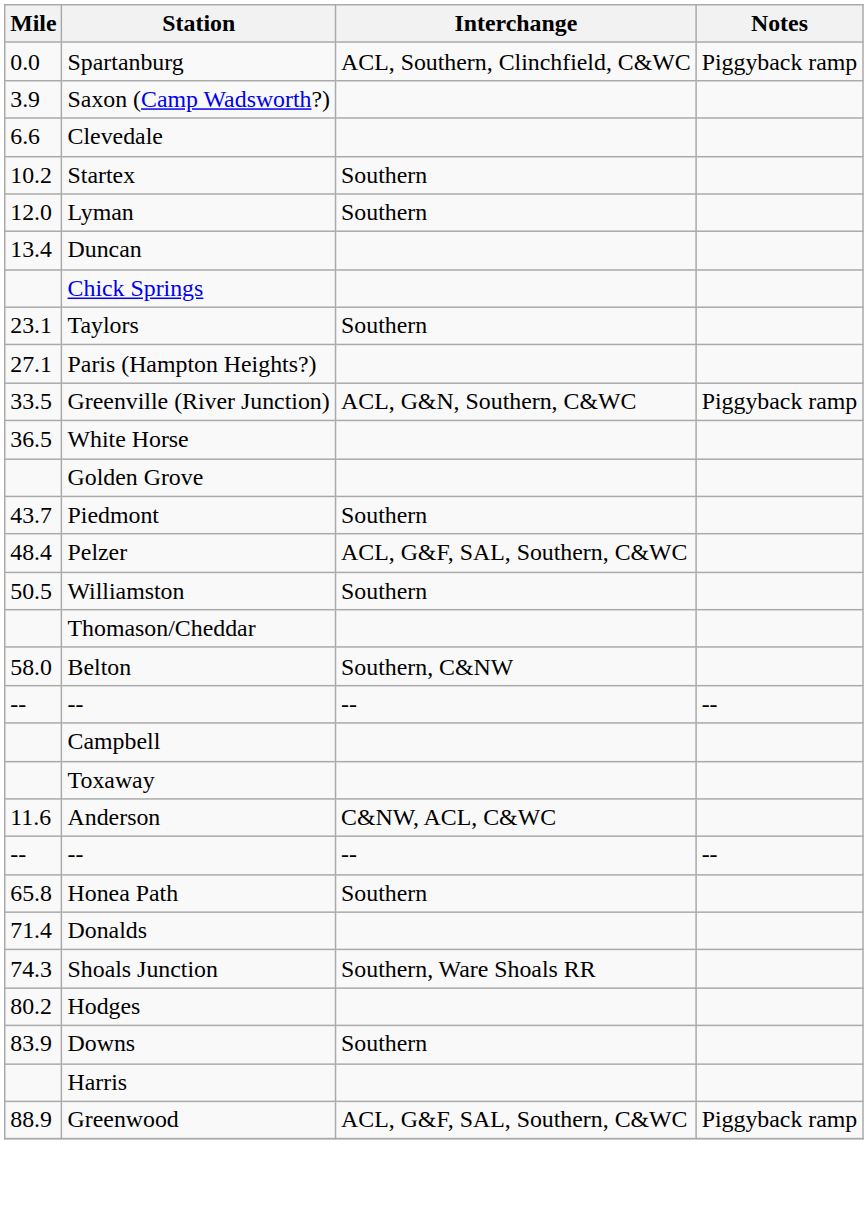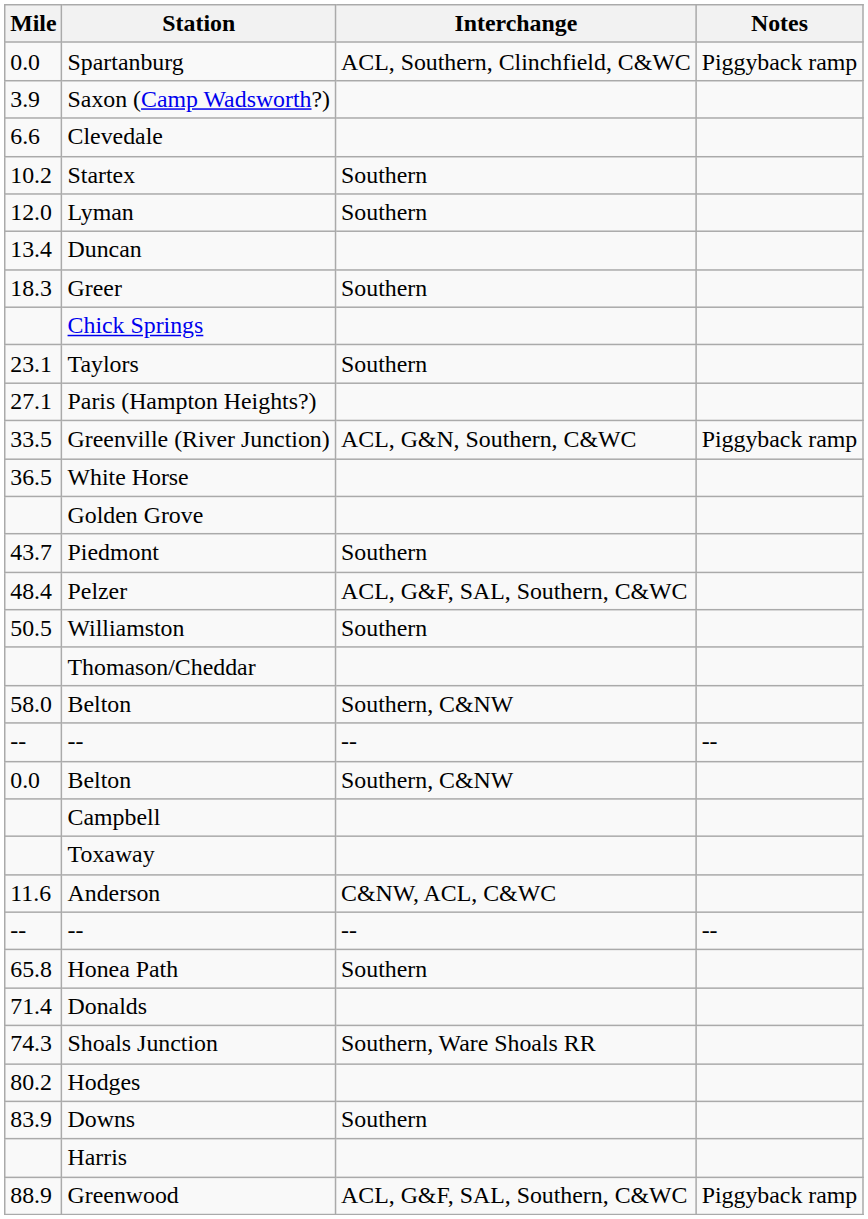+ row: (31, 288)
+ row: (25, 779)
